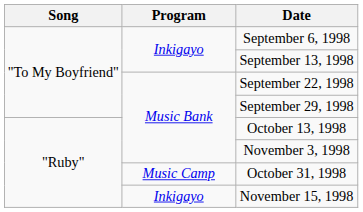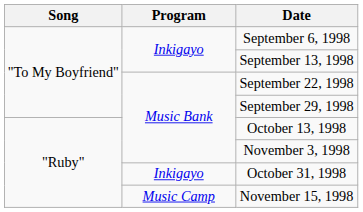(179, 173) Music Camp -> (179, 173) Inkigayo
(179, 196) Inkigayo -> (179, 196) Music Camp
